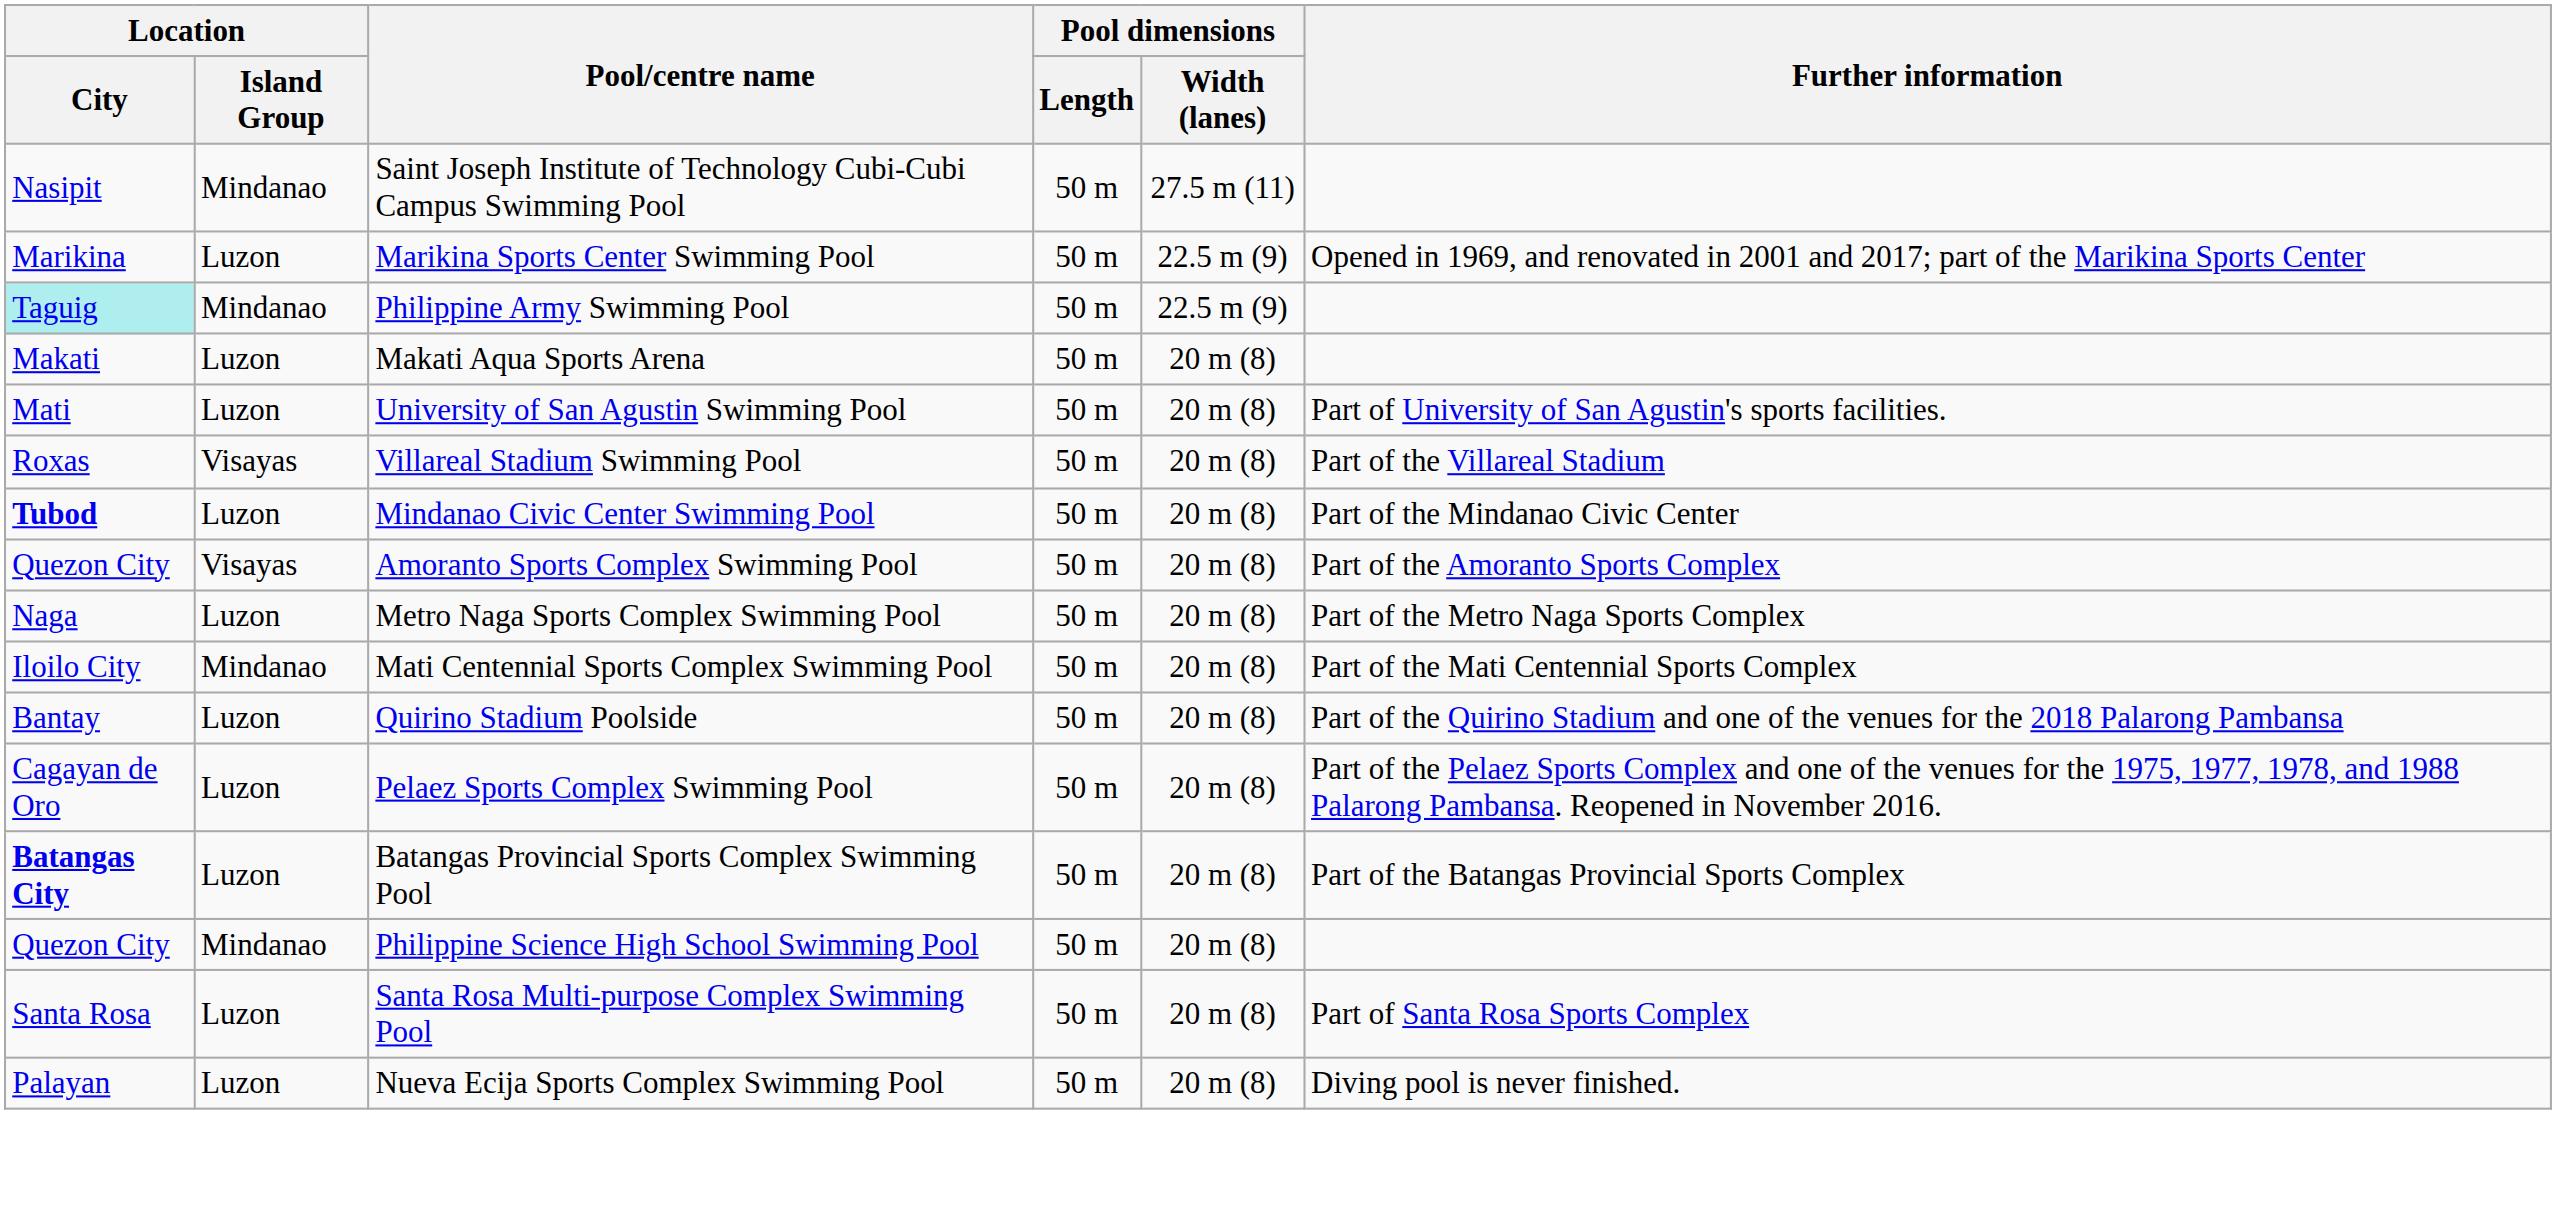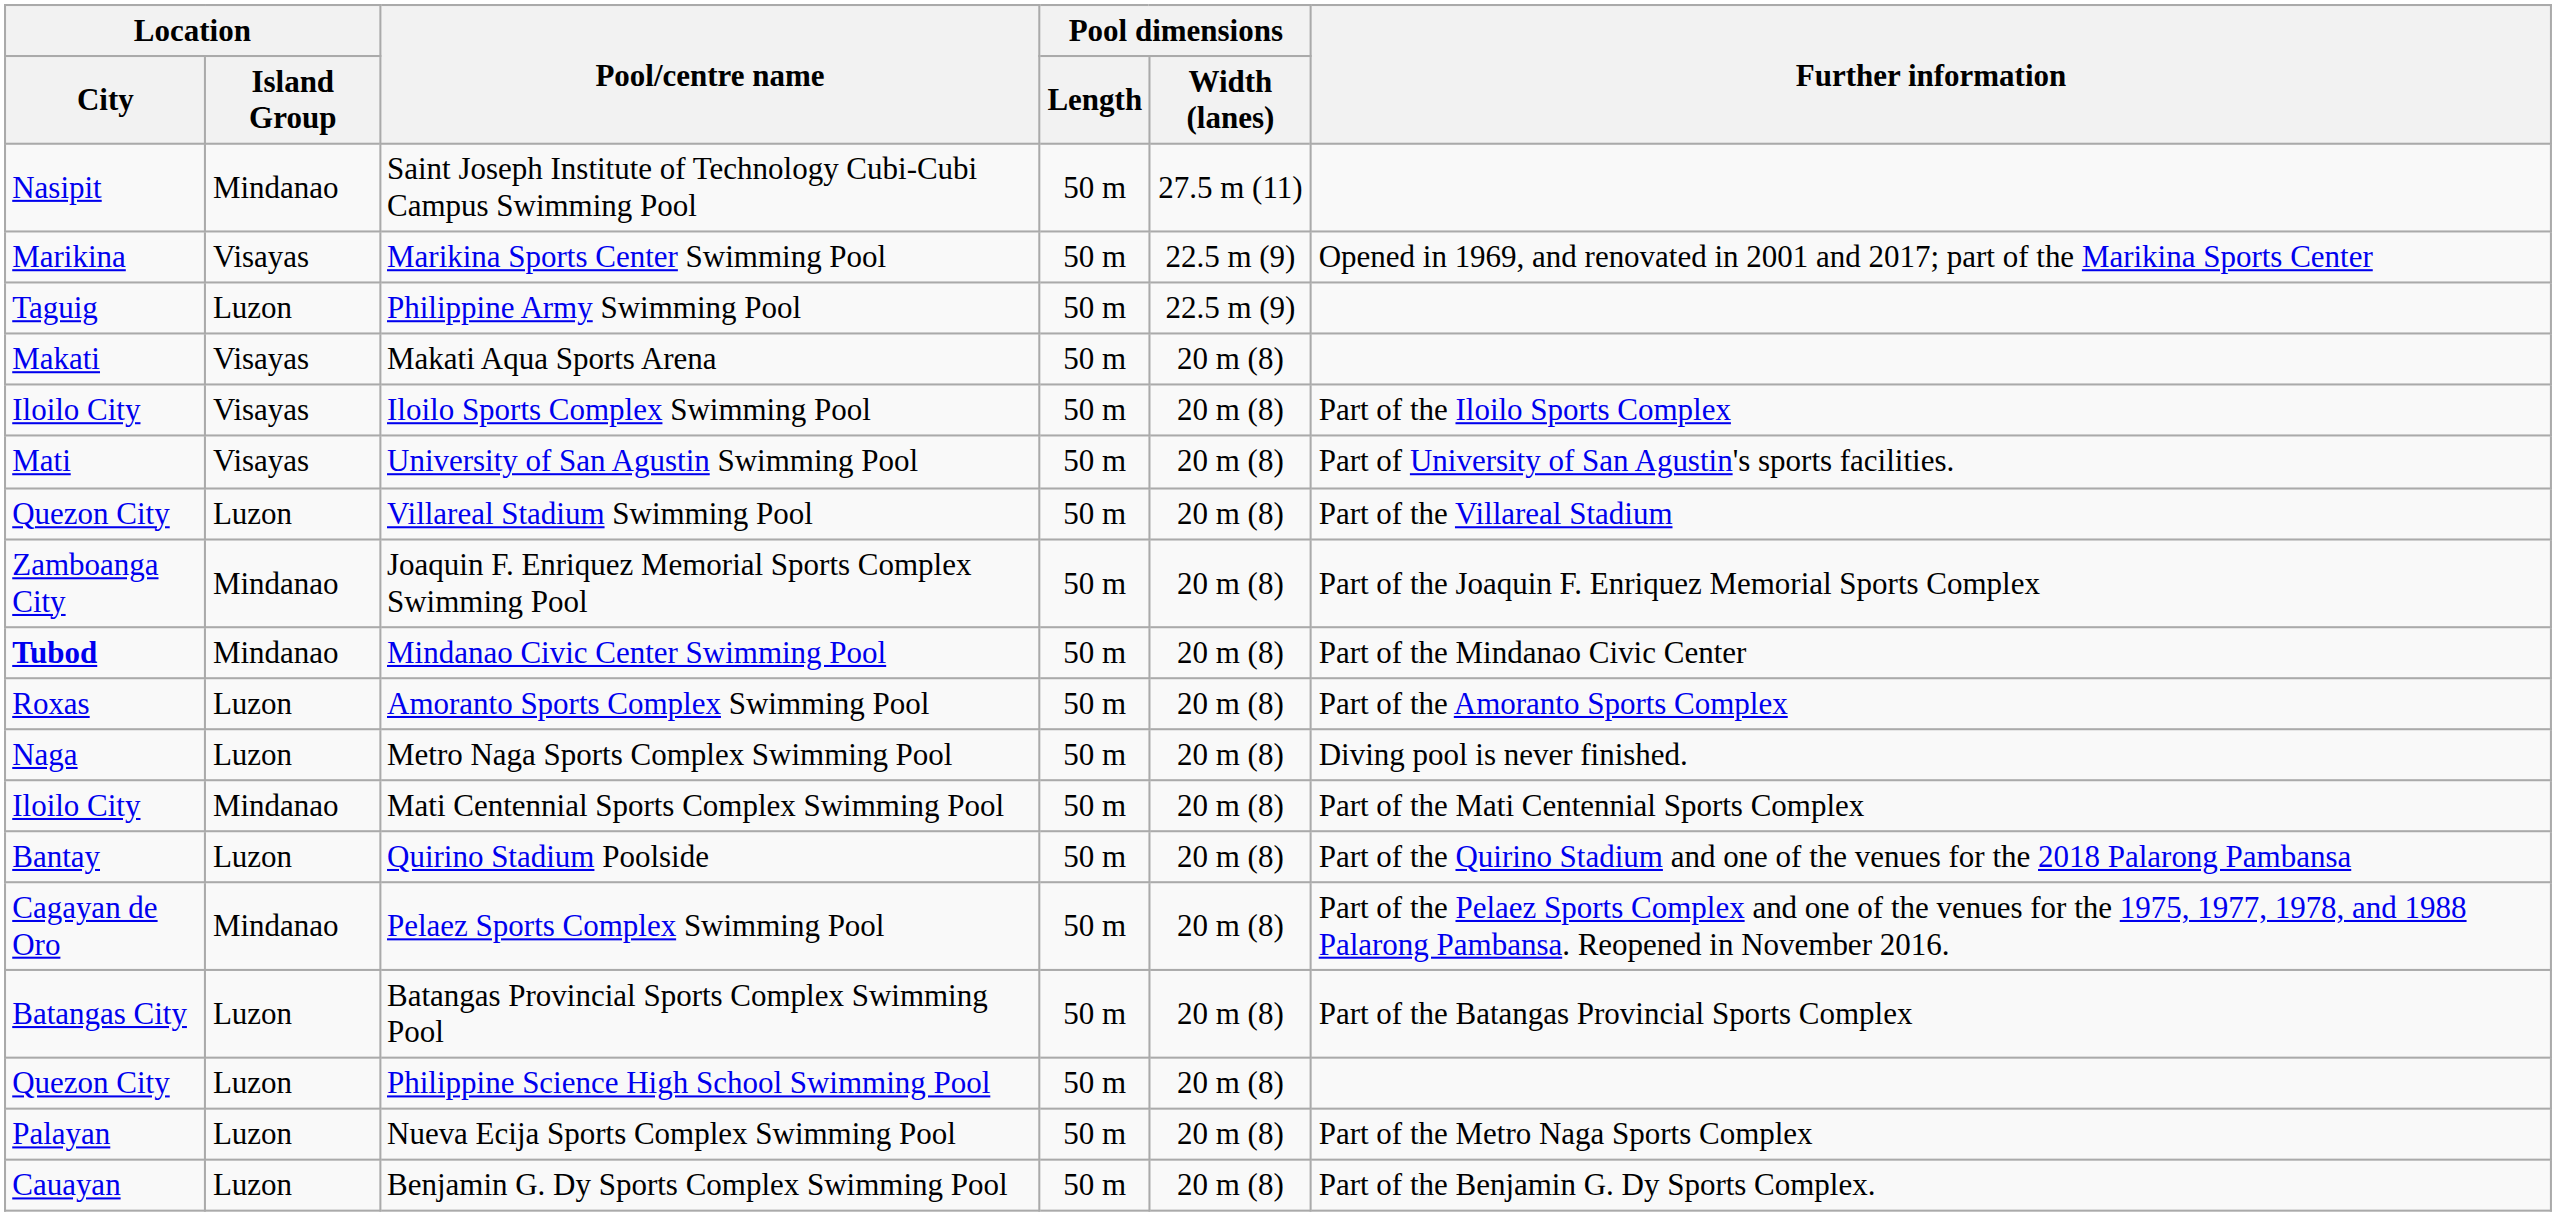(241, 257) Luzon -> (261, 257) Visayas
(55, 308) paleturquoise background -> (55, 308) no background
(264, 308) Mindanao -> (252, 308) Luzon
(241, 359) Luzon -> (261, 359) Visayas
+ row: (629, 410)
(241, 410) Luzon -> (261, 461) Visayas
(51, 461) Roxas -> (91, 512) Quezon City
(249, 461) Visayas -> (252, 512) Luzon
+ row: (679, 582)
(241, 512) Luzon -> (276, 651) Mindanao
(91, 563) Quezon City -> (51, 702) Roxas
(249, 563) Visayas -> (252, 702) Luzon
(1558, 614) Part of the Metro Naga Sports Complex -> (1503, 753) Diving pool is never finished.
(241, 786) Luzon -> (276, 925) Mindanao
(73, 874) bold -> (100, 1013) normal
(264, 944) Mindanao -> (252, 1083) Luzon
- row: (670, 1013)
(1496, 1083) Diving pool is never finished. -> (1566, 1134) Part of the Metro Naga Sports Complex
+ row: (697, 1185)
